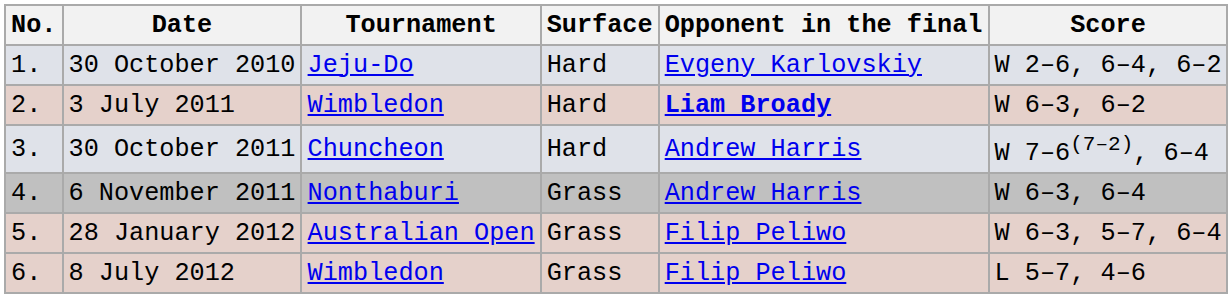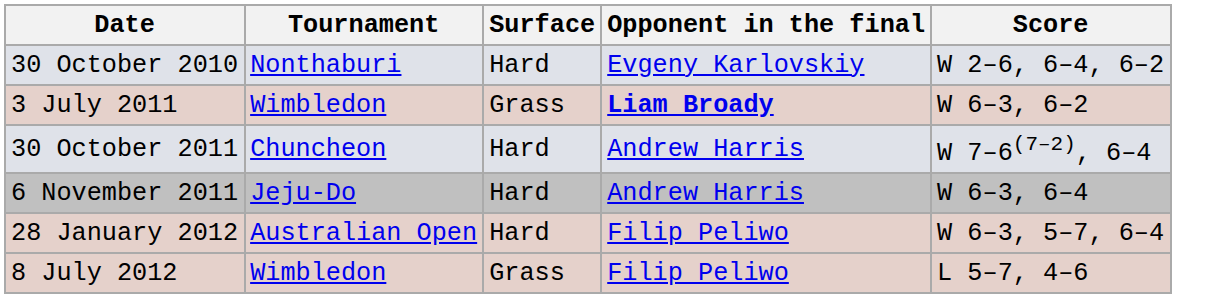- column: (34, 25)
(361, 65) Jeju-Do -> (326, 65) Nonthaburi
(577, 105) Hard -> (527, 105) Grass
(383, 193) Nonthaburi -> (303, 193) Jeju-Do
(585, 193) Grass -> (520, 193) Hard
(585, 233) Grass -> (520, 233) Hard
